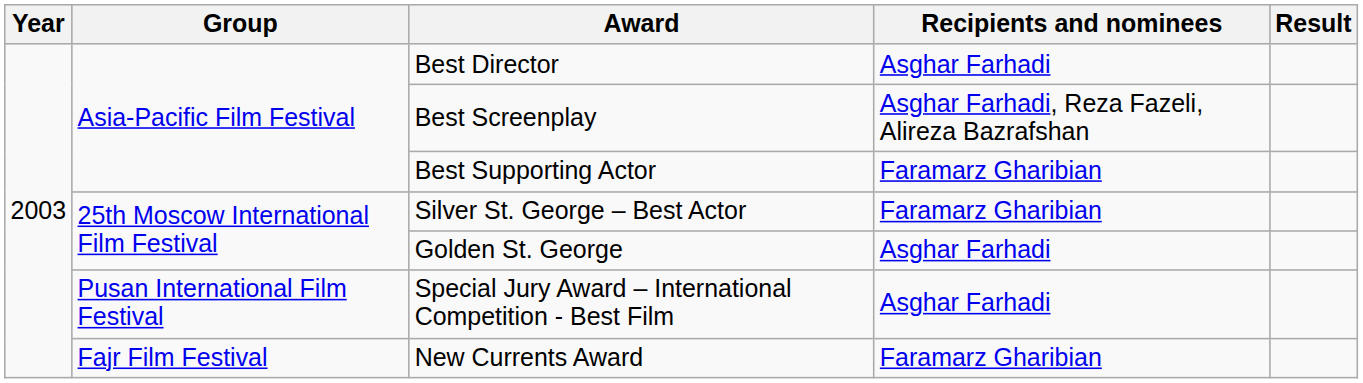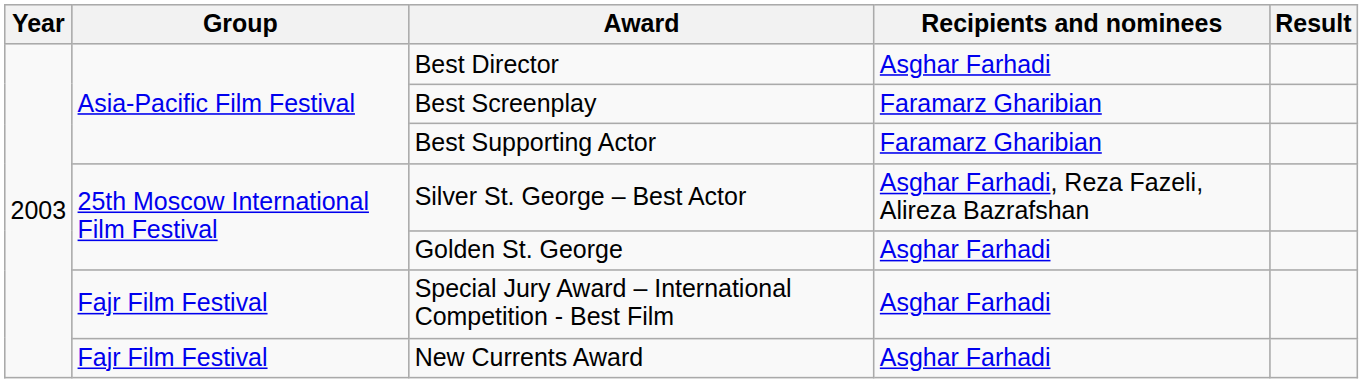(1041, 117) Asghar Farhadi, Reza Fazeli, Alireza Bazrafshan -> (991, 103) Faramarz Gharibian
(991, 210) Faramarz Gharibian -> (1041, 196) Asghar Farhadi, Reza Fazeli, Alireza Bazrafshan
(212, 303) Pusan International Film Festival -> (173, 303) Fajr Film Festival
(991, 357) Faramarz Gharibian -> (965, 357) Asghar Farhadi
